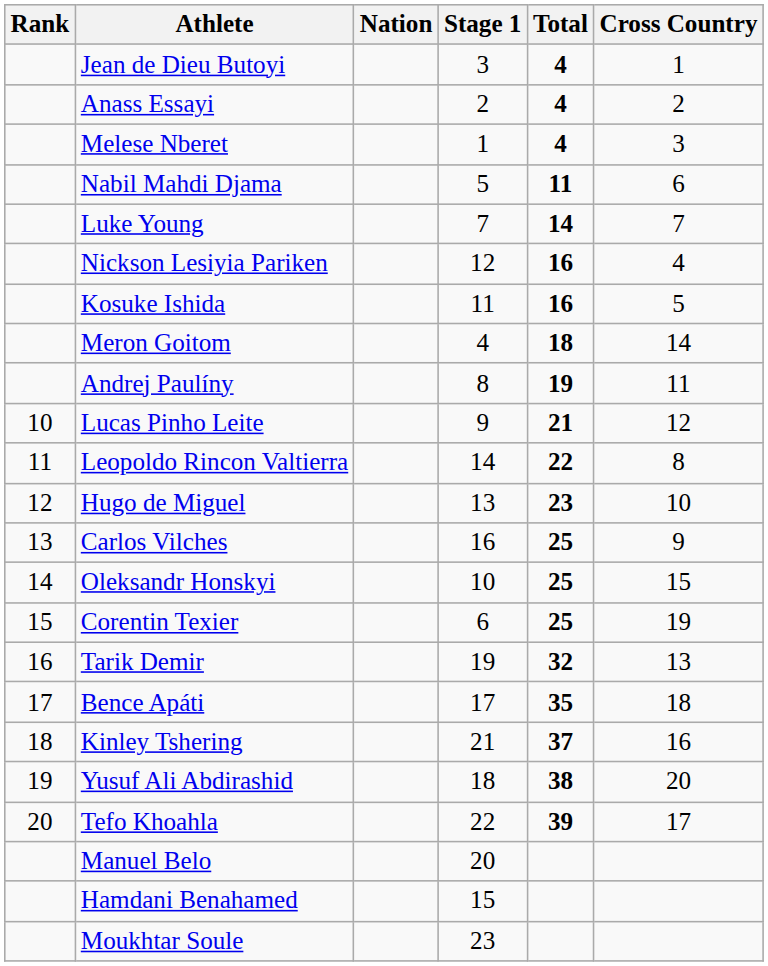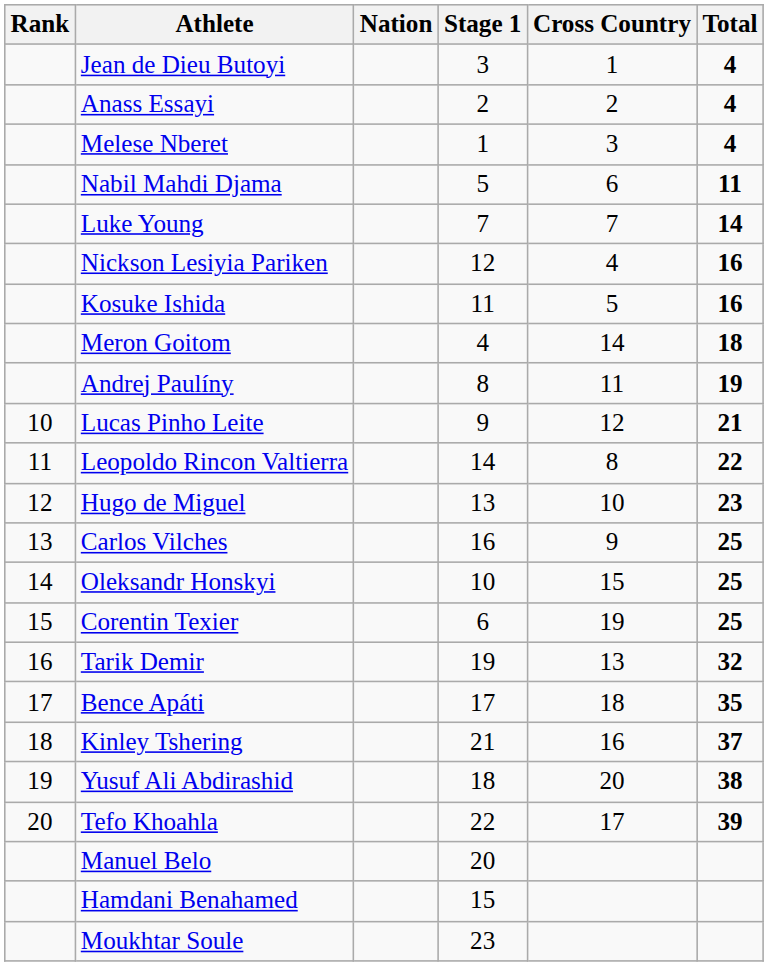columns swapped: (678, 24) <-> (560, 24)
